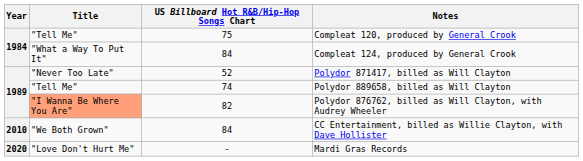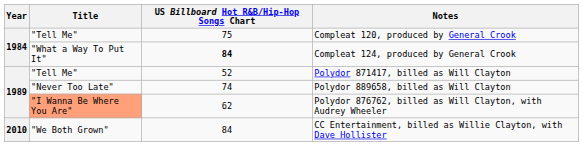(227, 54) normal -> (227, 54) bold
(72, 73) "Never Too Late" -> (54, 73) "Tell Me"
(54, 87) "Tell Me" -> (72, 87) "Never Too Late"
(227, 106) 82 -> (227, 106) 62
- row: (361, 149)
